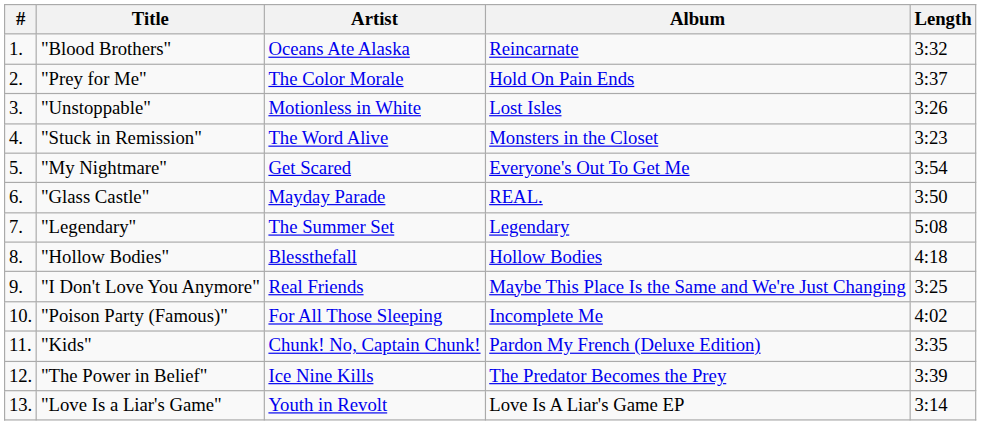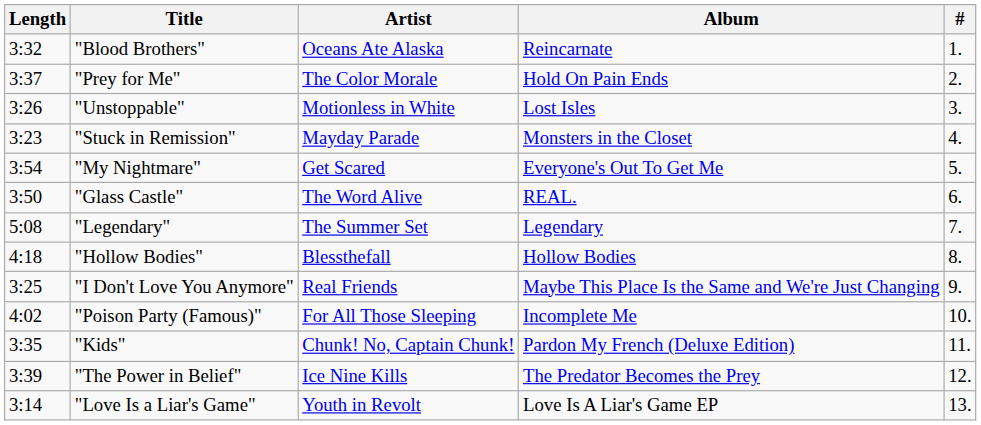columns swapped: (21, 19) <-> (943, 19)
(328, 138) The Word Alive -> (361, 138) Mayday Parade
(327, 197) Mayday Parade -> (362, 197) The Word Alive
